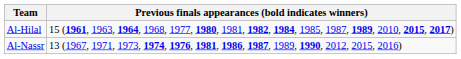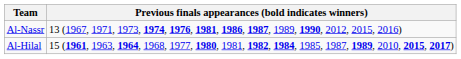rows swapped: (24, 29) <-> (25, 45)
